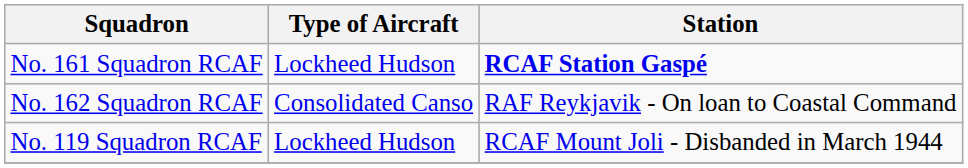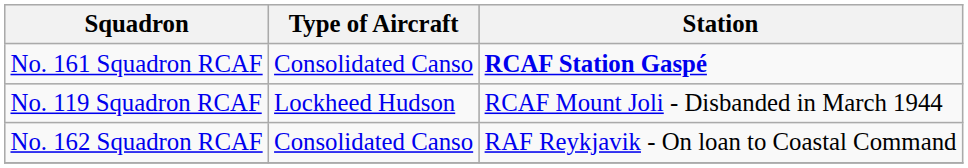(365, 63) Lockheed Hudson -> (374, 63) Consolidated Canso
rows swapped: (137, 102) <-> (136, 142)
